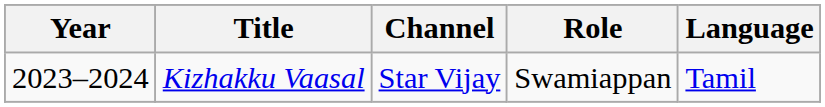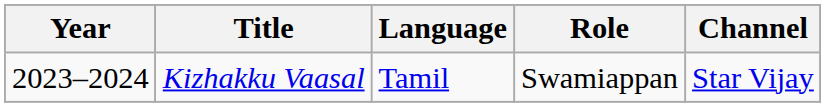columns swapped: (439, 28) <-> (750, 28)
